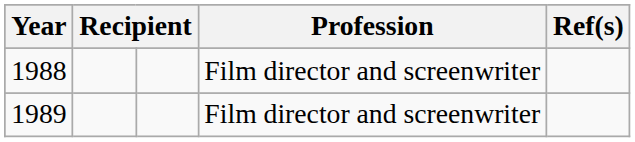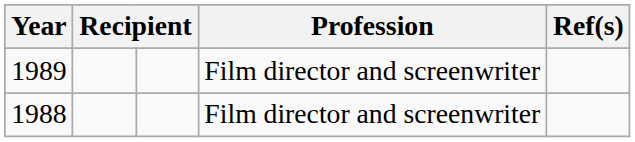rows swapped: (39, 70) <-> (39, 114)
